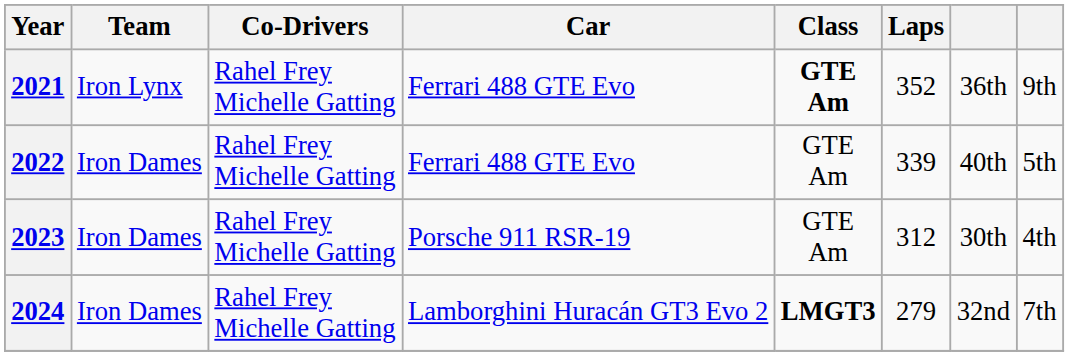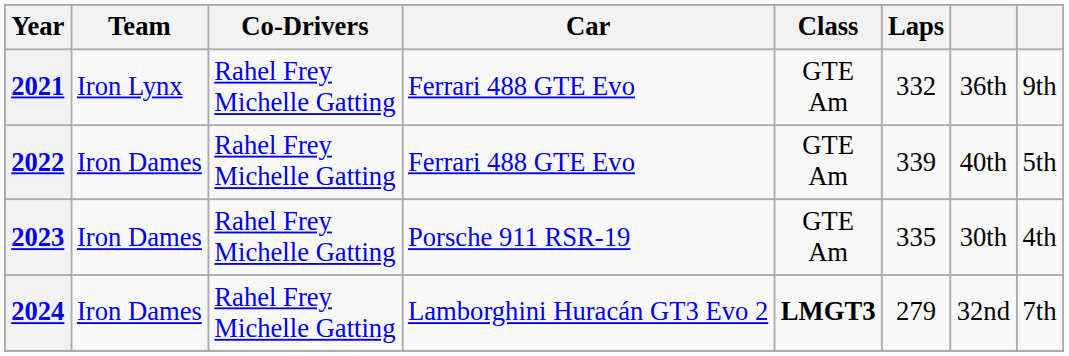(828, 86) bold -> (828, 86) normal
(916, 86) 352 -> (916, 86) 332
(916, 237) 312 -> (916, 237) 335
